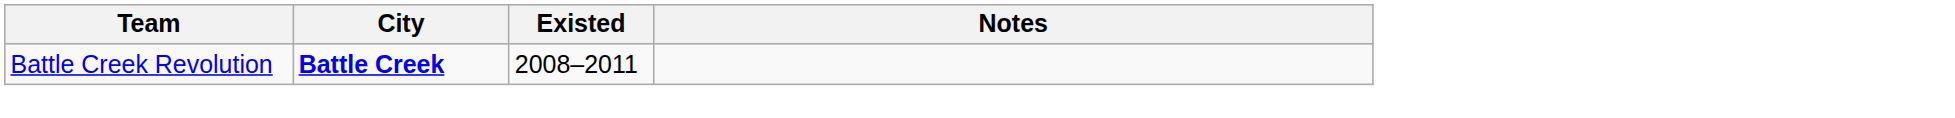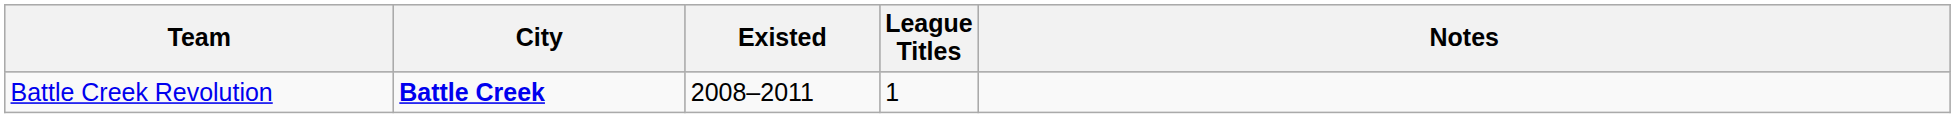+ column: (929, 38)
